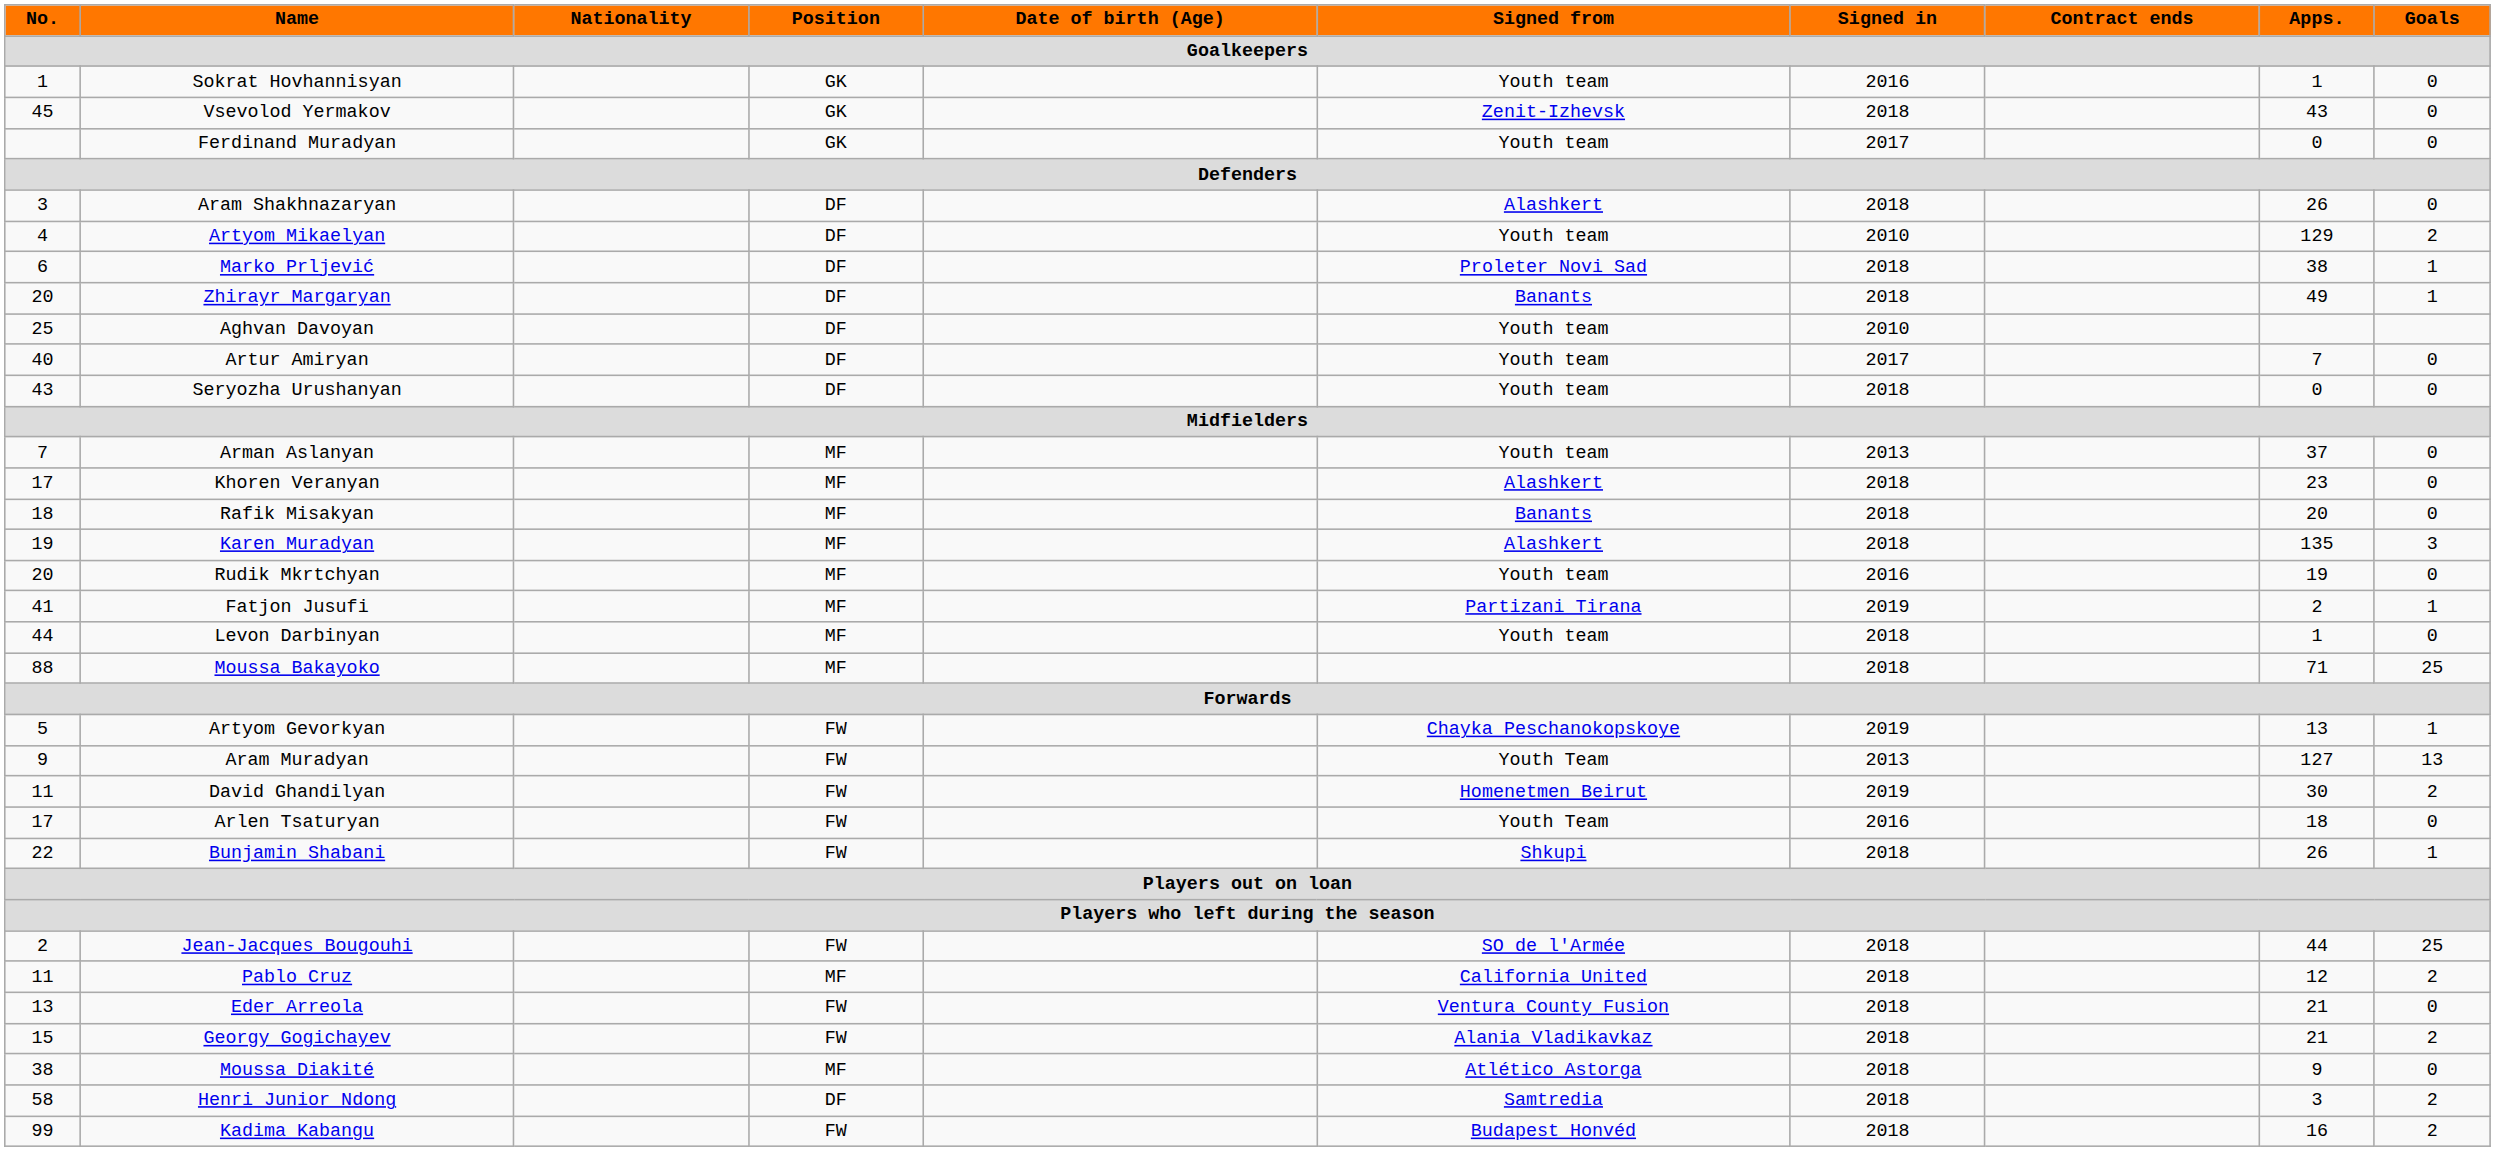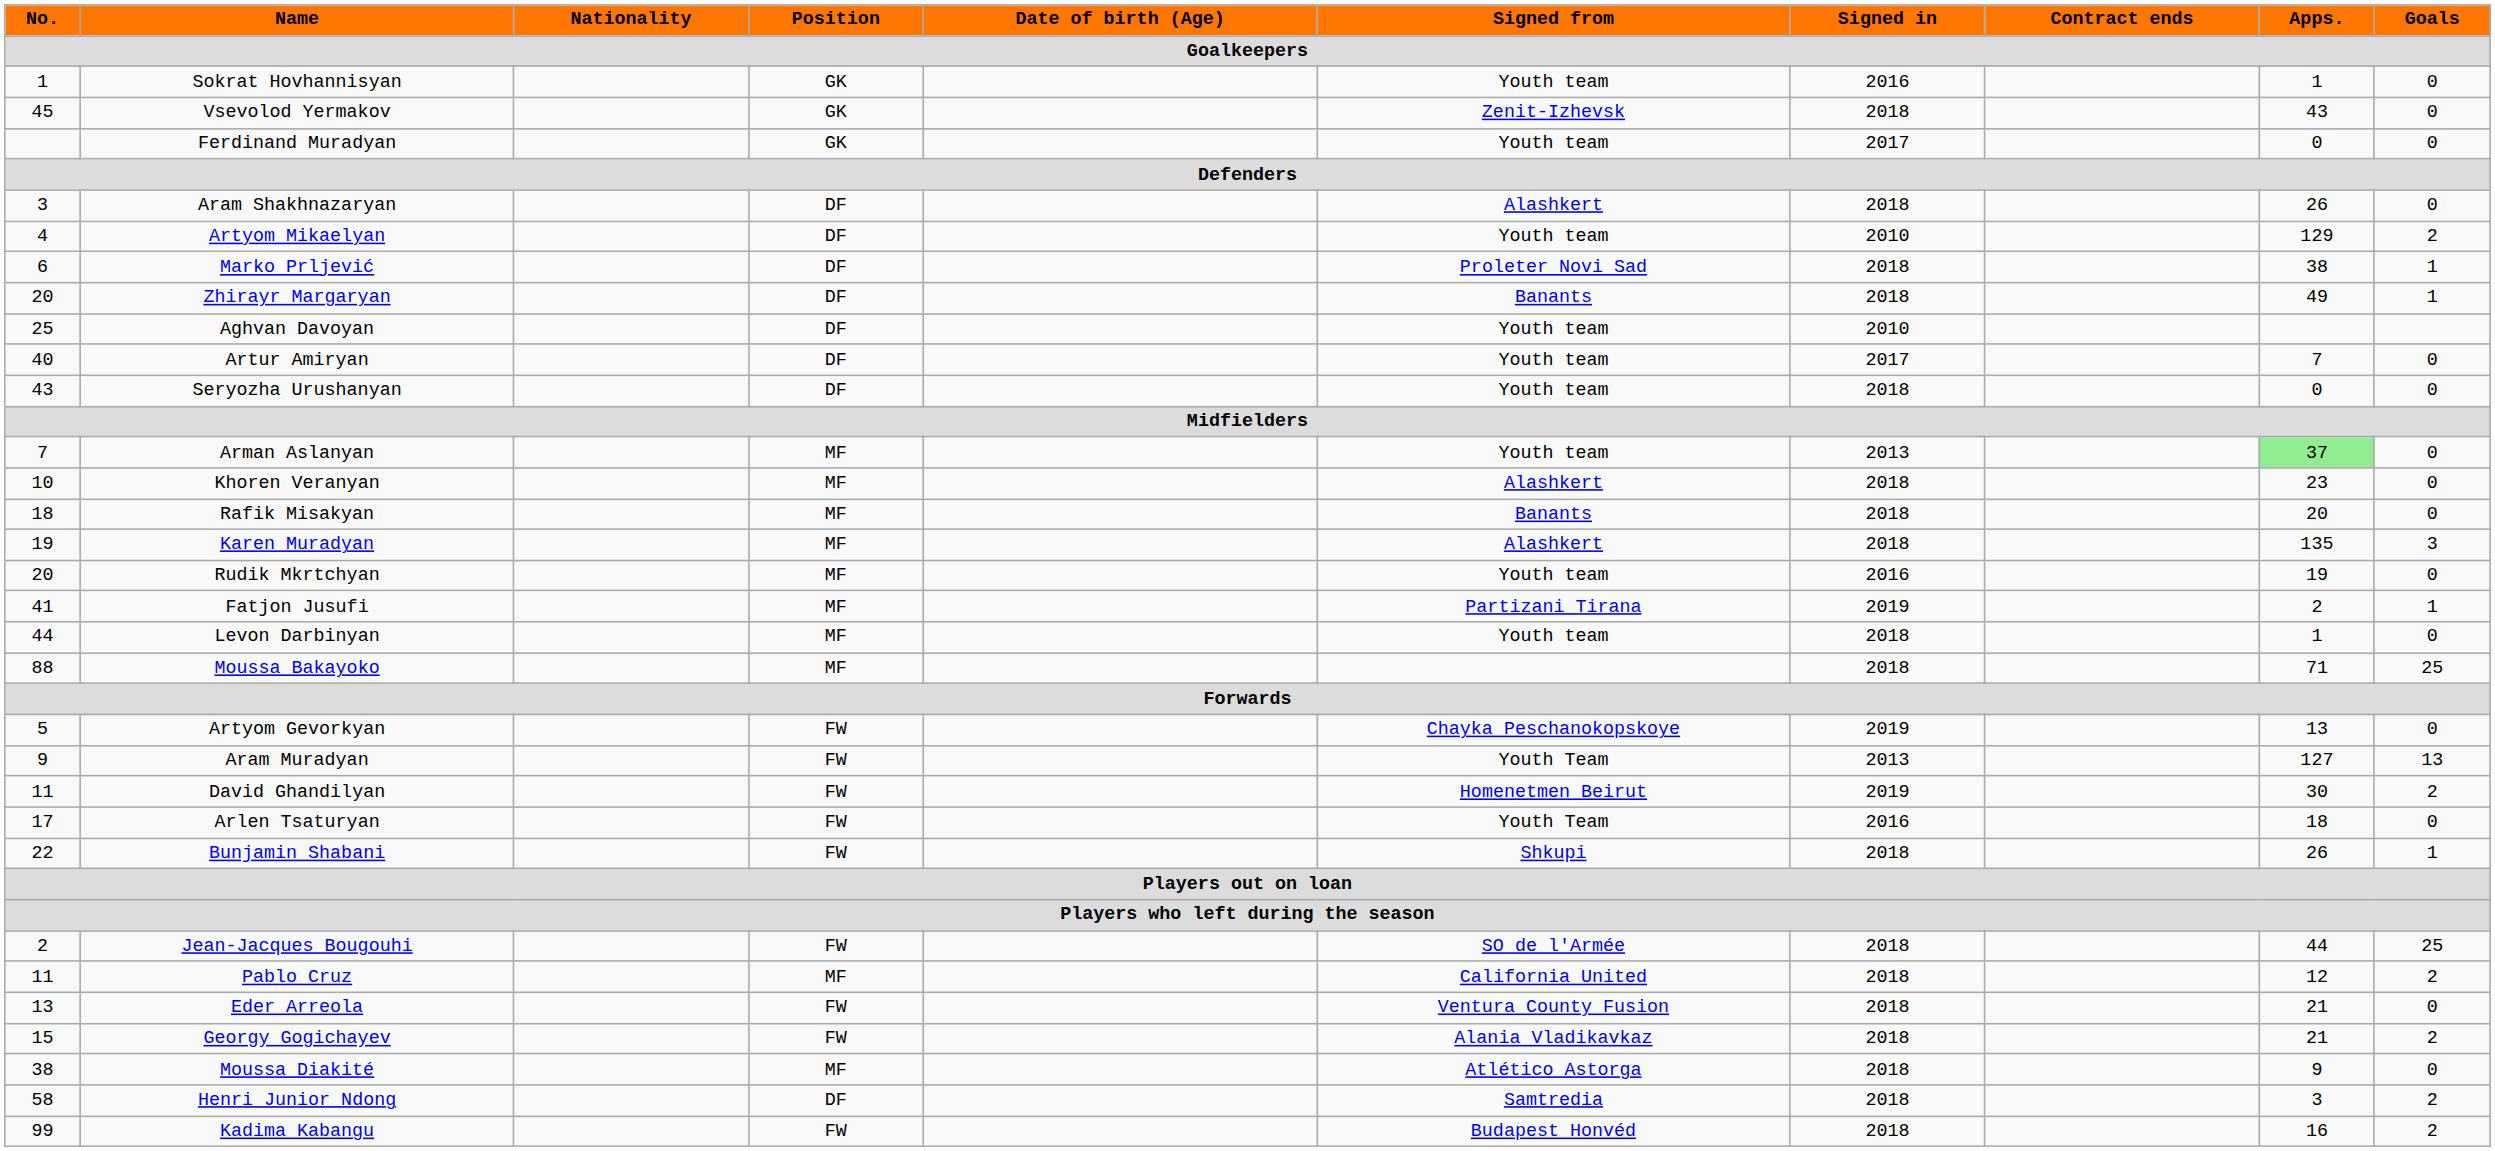(2317, 452) no background -> (2317, 452) lightgreen background
(43, 483) 17 -> (43, 483) 10
(2432, 730) 1 -> (2432, 730) 0
